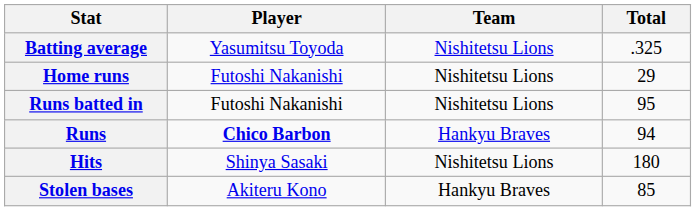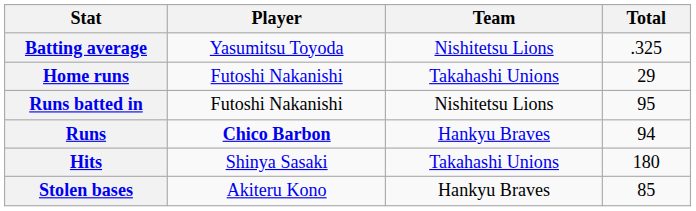(494, 76) Nishitetsu Lions -> (494, 76) Takahashi Unions
(494, 162) Nishitetsu Lions -> (494, 162) Takahashi Unions
